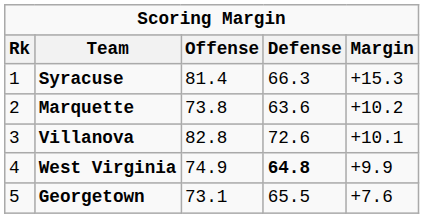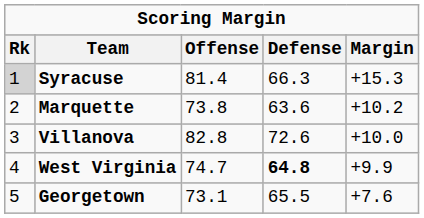(14, 79) no background -> (14, 79) lightgrey background
(377, 138) +10.1 -> (377, 138) +10.0
(206, 168) 74.9 -> (206, 168) 74.7
